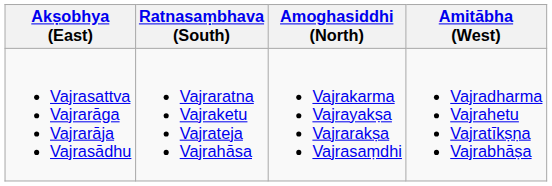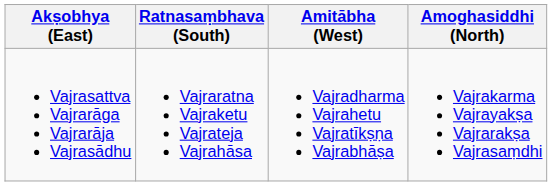columns swapped: (476, 26) <-> (337, 26)
